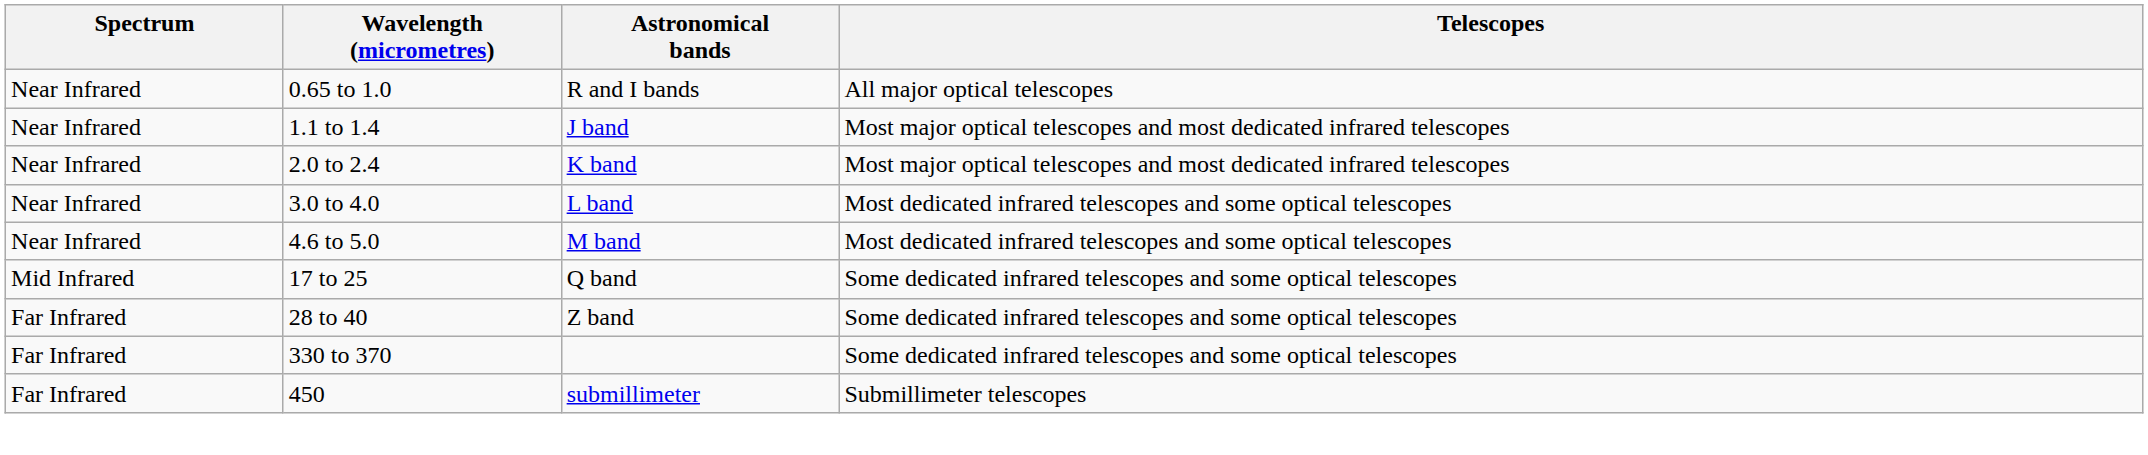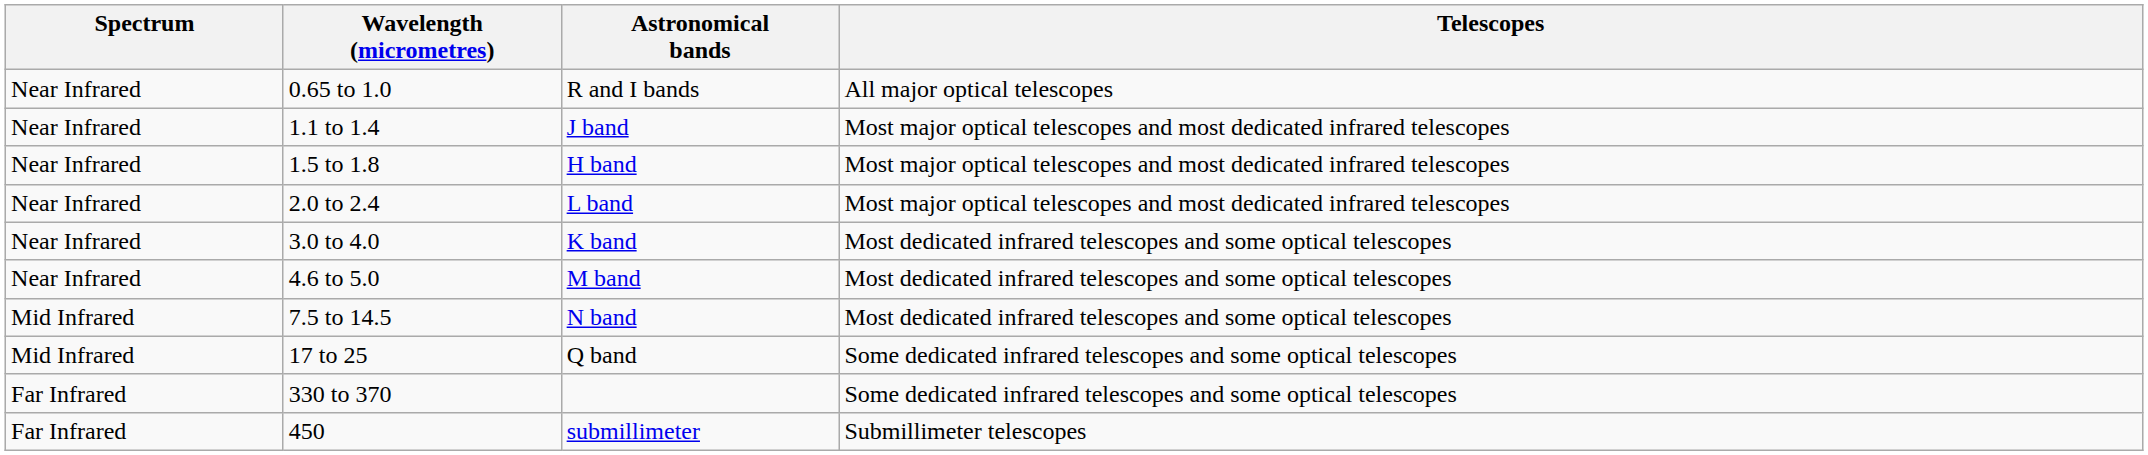+ row: (334, 164)
(602, 164) K band -> (600, 202) L band
(600, 202) L band -> (602, 240) K band
+ row: (340, 316)
- row: (328, 316)
